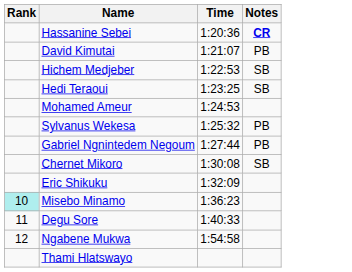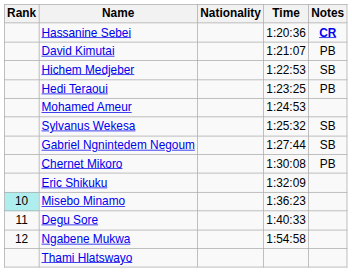+ column: (231, 13)
(262, 88) SB -> (328, 88) PB
(262, 126) PB -> (328, 126) SB
(262, 145) PB -> (328, 145) SB
(262, 164) SB -> (328, 164) PB
